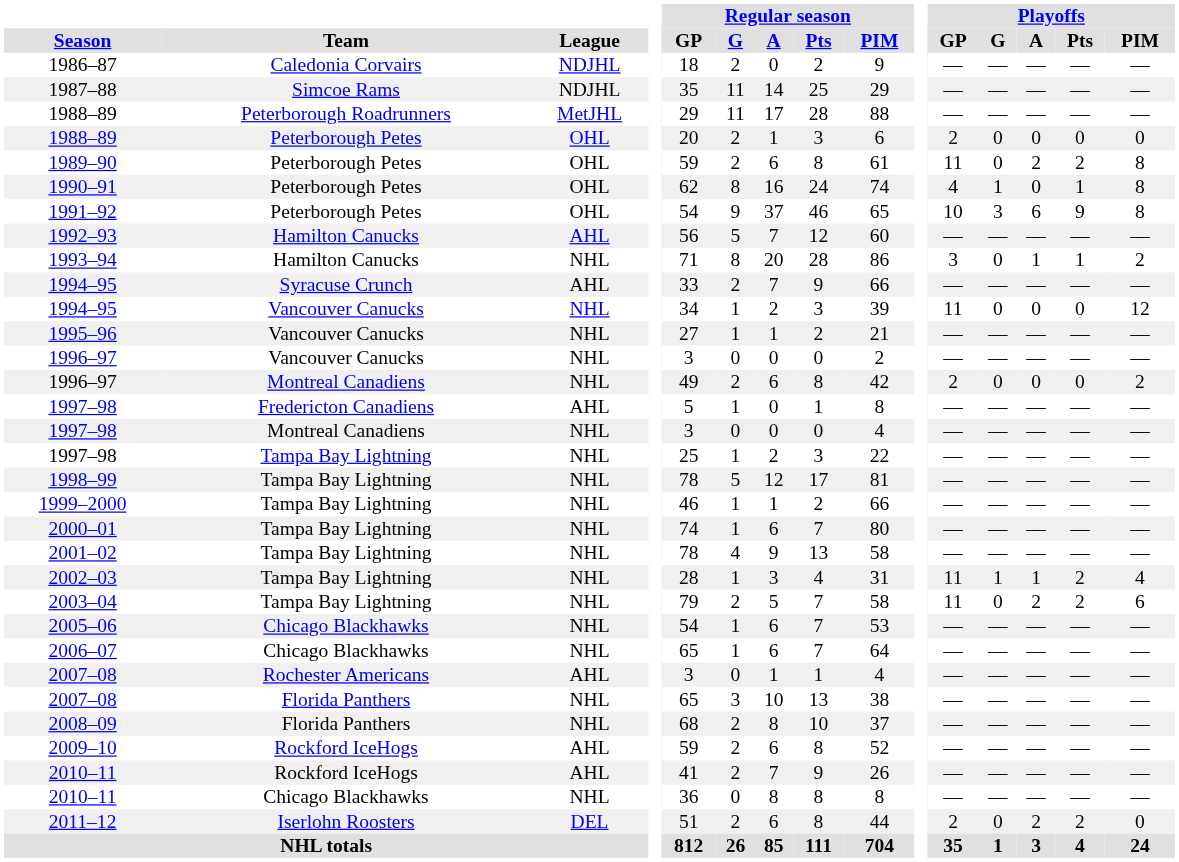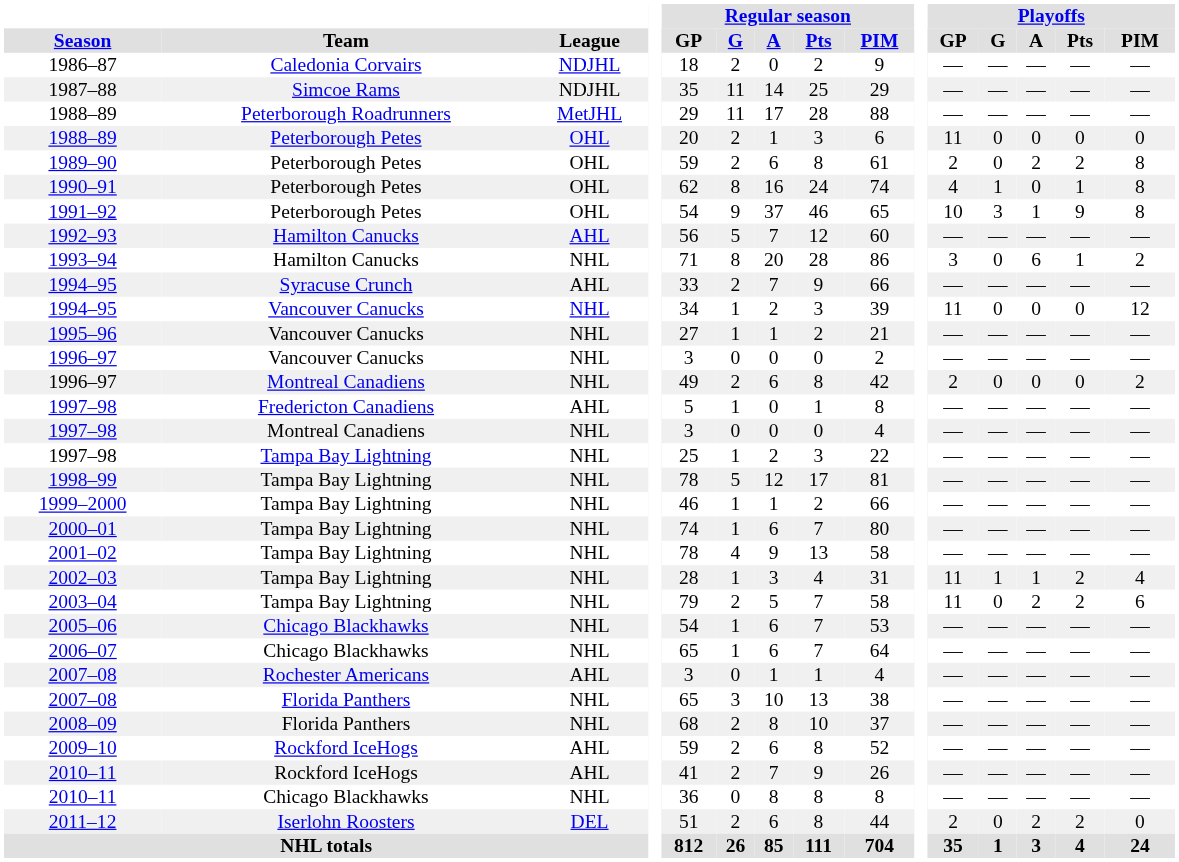(953, 138) 2 -> (953, 138) 11
(953, 162) 11 -> (953, 162) 2
(1036, 211) 6 -> (1036, 211) 1
(1036, 260) 1 -> (1036, 260) 6
